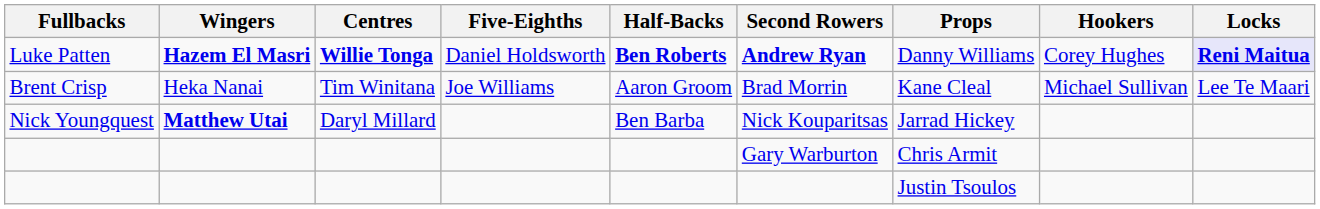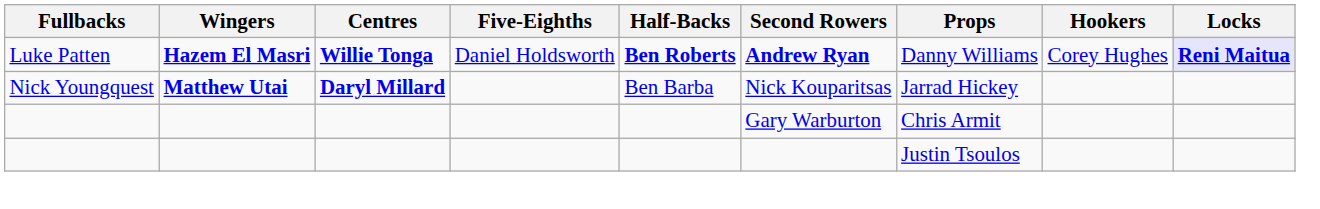- row: (58, 87)
(378, 120) normal -> (382, 87) bold
